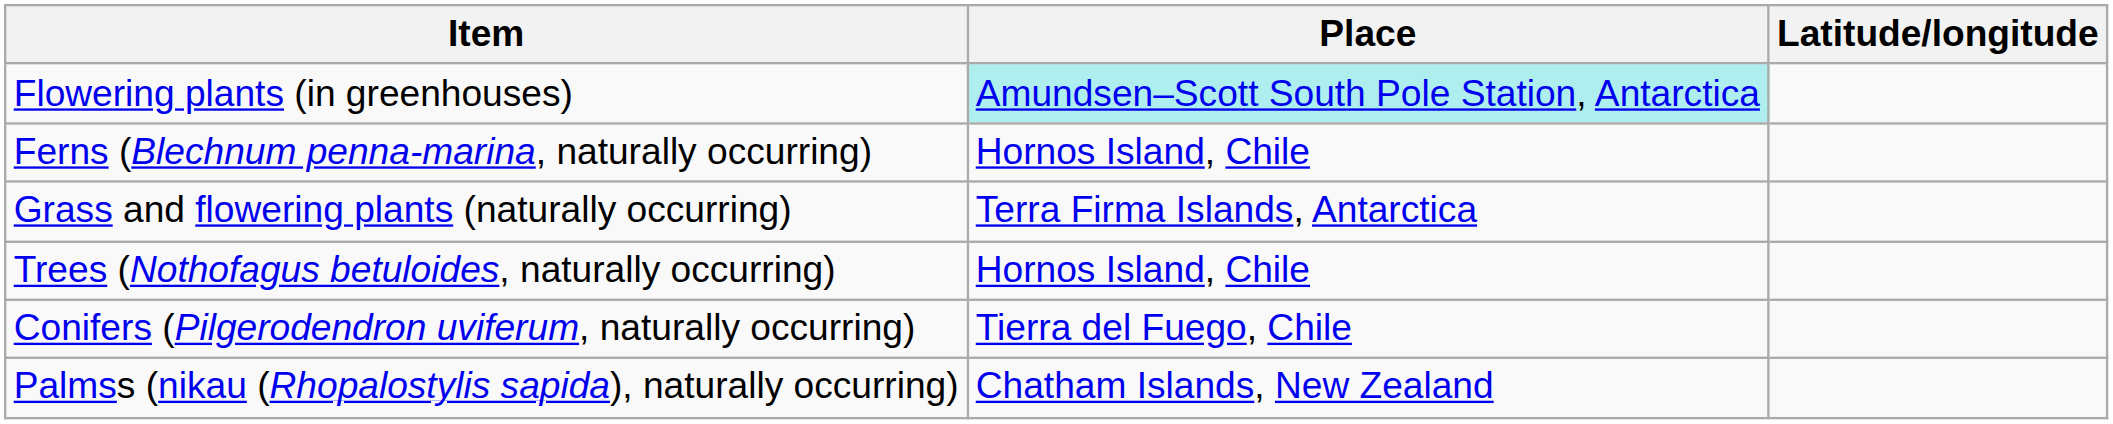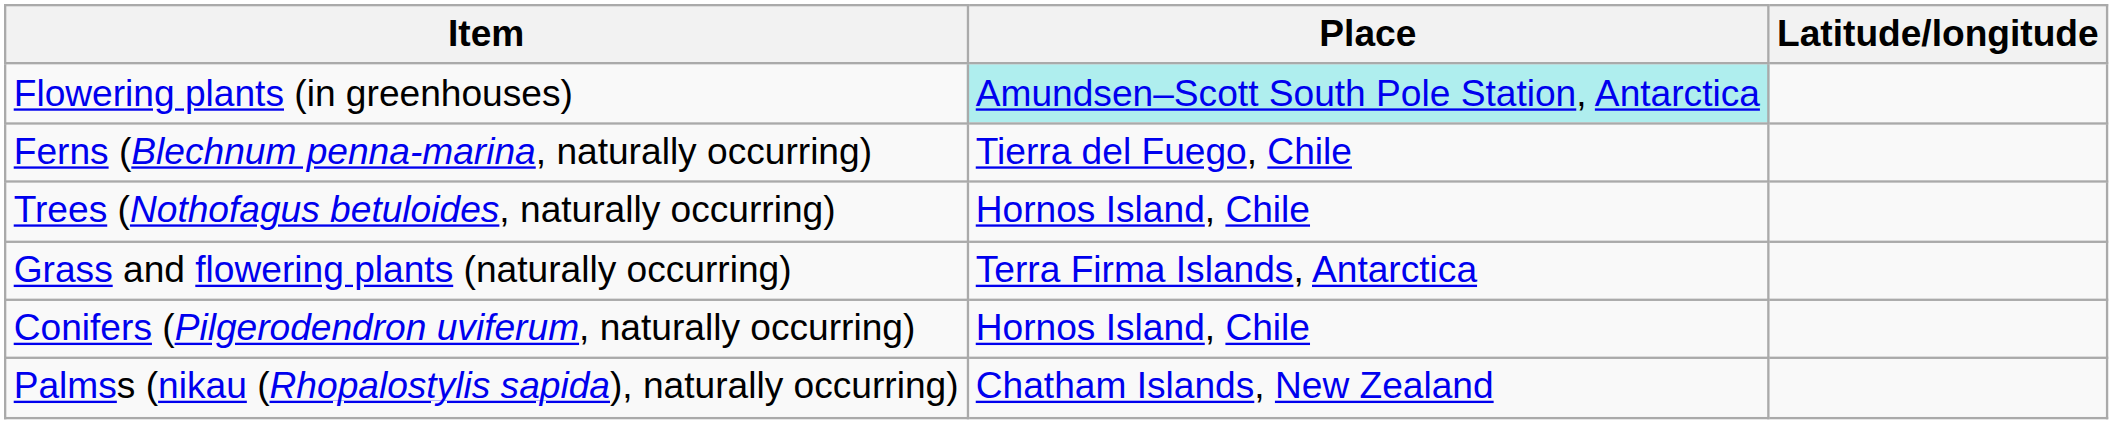(1143, 151) Hornos Island, Chile -> (1164, 151) Tierra del Fuego, Chile
rows swapped: (403, 210) <-> (425, 269)
(1164, 328) Tierra del Fuego, Chile -> (1143, 328) Hornos Island, Chile
